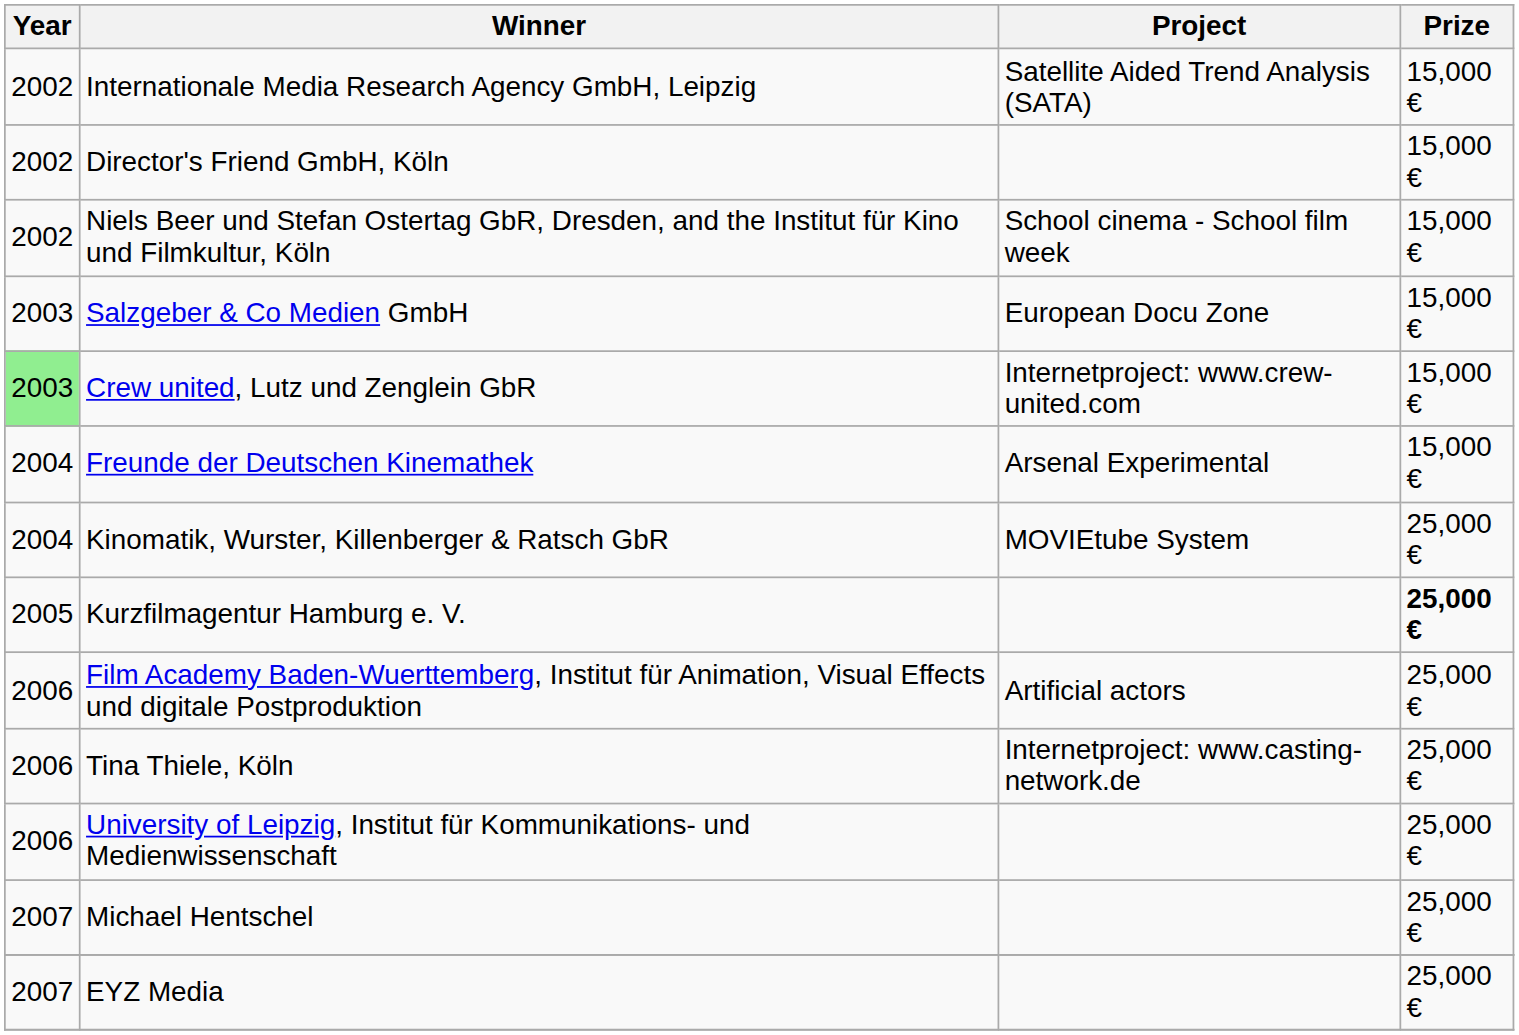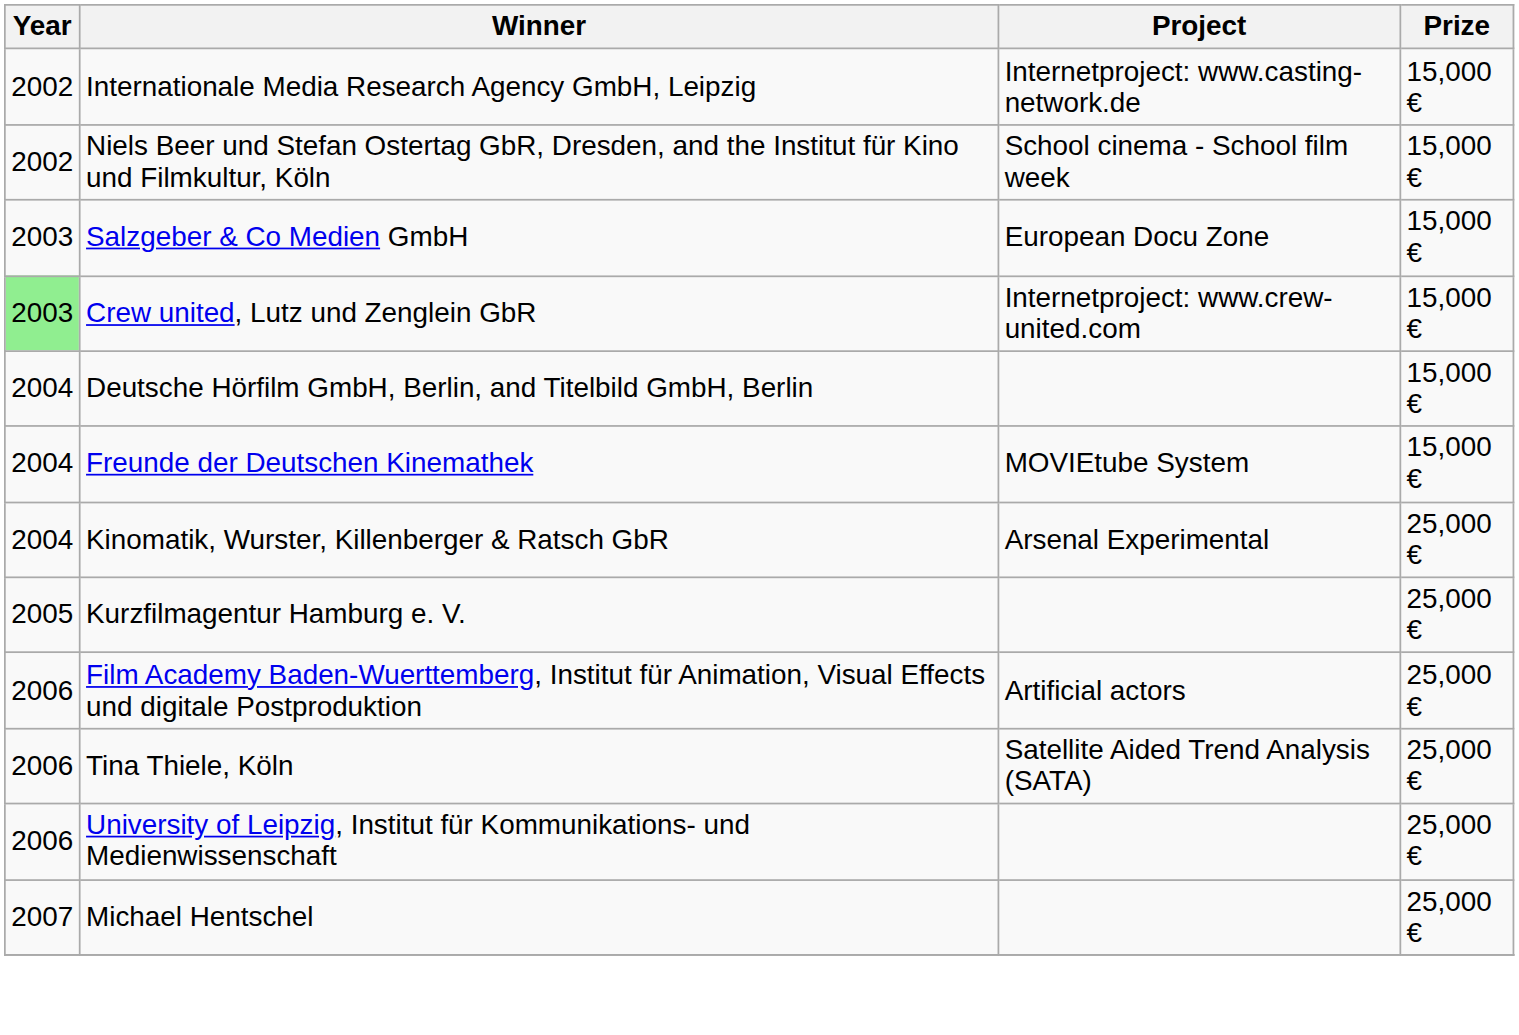(1187, 86) Satellite Aided Trend Analysis (SATA) -> (1183, 86) Internetproject: www.casting-network.de
- row: (267, 161)
+ row: (450, 388)
(1137, 463) Arsenal Experimental -> (1127, 463) MOVIEtube System
(1127, 539) MOVIEtube System -> (1137, 539) Arsenal Experimental
(1449, 614) bold -> (1449, 614) normal
(1183, 765) Internetproject: www.casting-network.de -> (1187, 765) Satellite Aided Trend Analysis (SATA)
- row: (155, 992)
